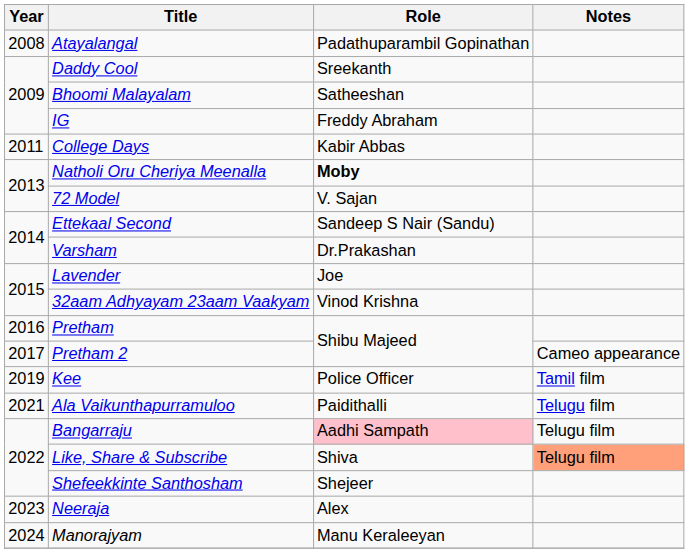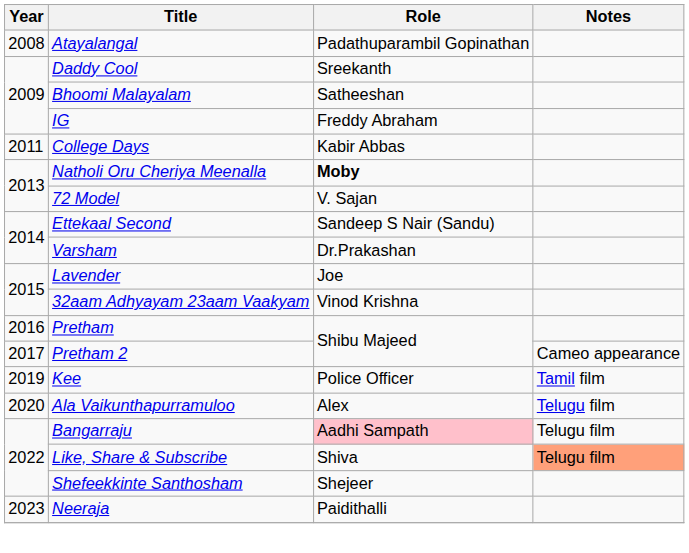(26, 405) 2021 -> (26, 405) 2020
(352, 405) Paidithalli -> (333, 405) Alex
(333, 509) Alex -> (352, 509) Paidithalli
- row: (97, 535)
